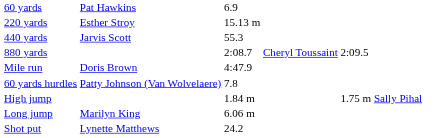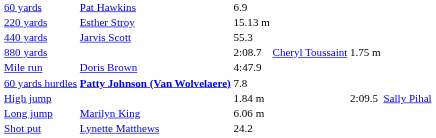(354, 52) 2:09.5 -> (365, 52) 1.75 m
(151, 83) normal -> (155, 83) bold
(356, 98) 1.75 m -> (364, 98) 2:09.5
